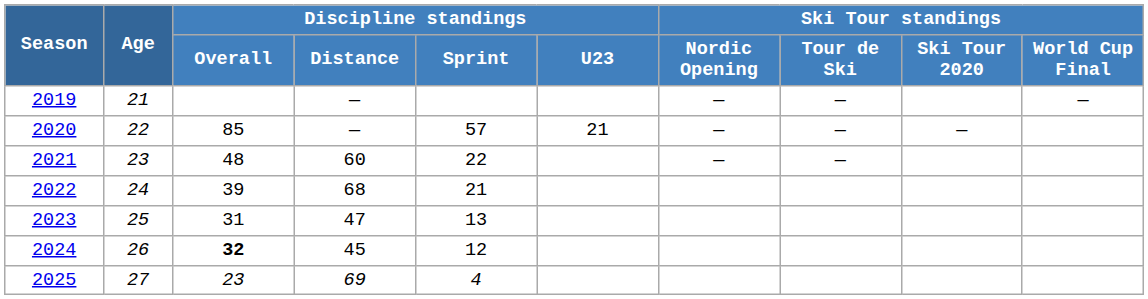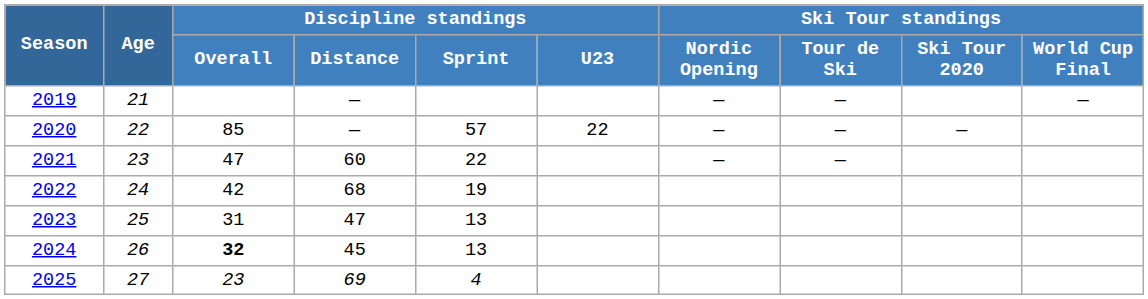(597, 131) 21 -> (597, 131) 22
(233, 161) 48 -> (233, 161) 47
(233, 191) 39 -> (233, 191) 42
(476, 191) 21 -> (476, 191) 19
(476, 250) 12 -> (476, 250) 13
